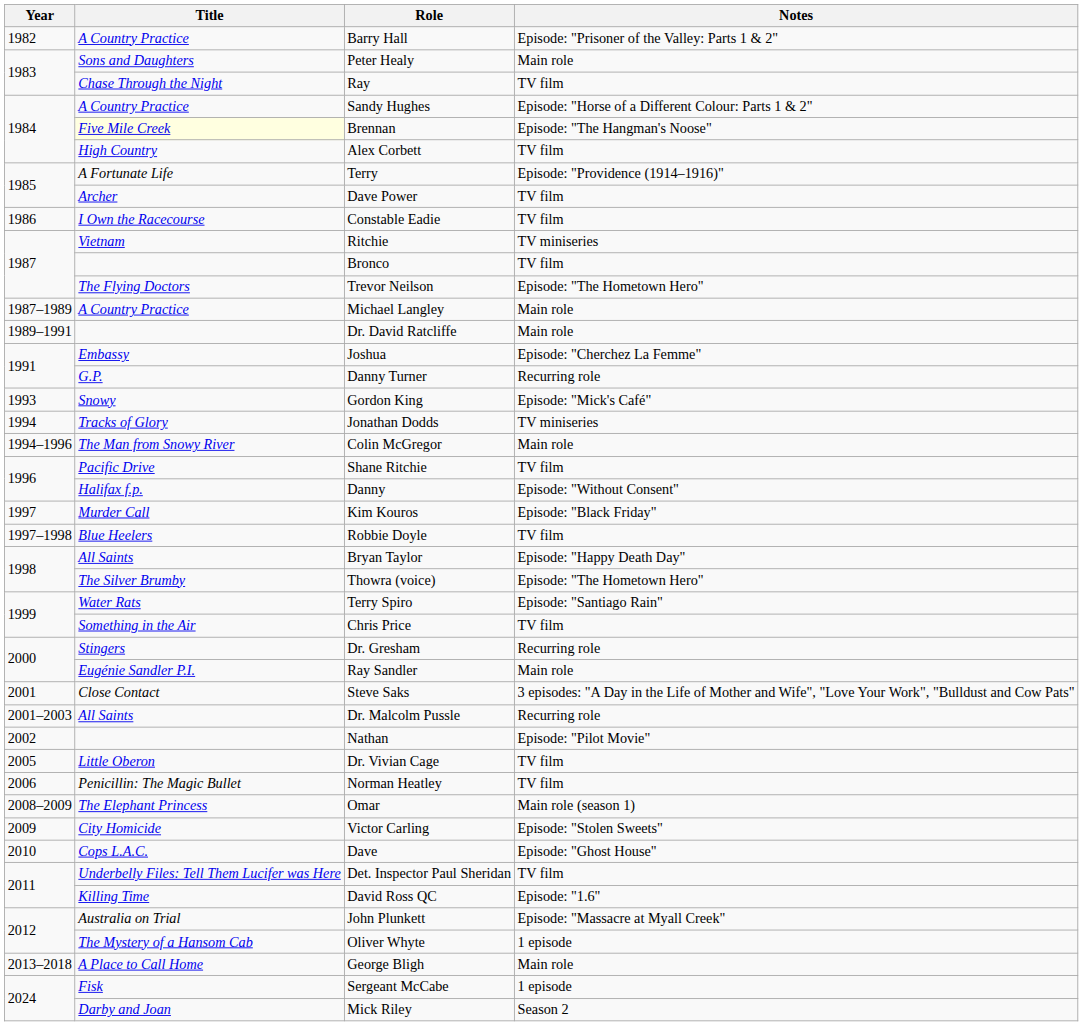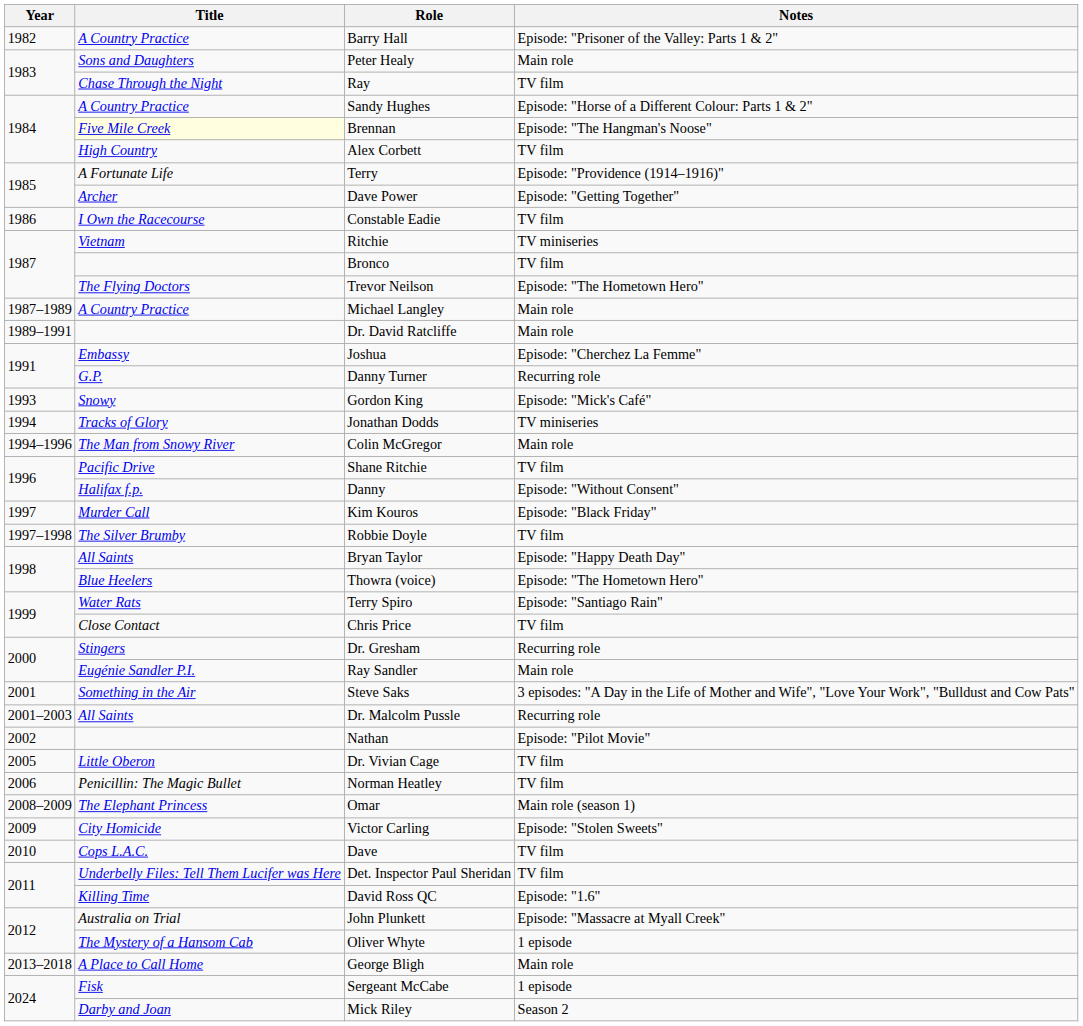(541, 196) TV film -> (598, 196) Episode: "Getting Together"
(115, 535) Blue Heelers -> (132, 535) The Silver Brumby
(132, 580) The Silver Brumby -> (115, 580) Blue Heelers
(137, 625) Something in the Air -> (119, 625) Close Contact
(119, 693) Close Contact -> (137, 693) Something in the Air
(587, 851) Episode: "Ghost House" -> (541, 851) TV film
